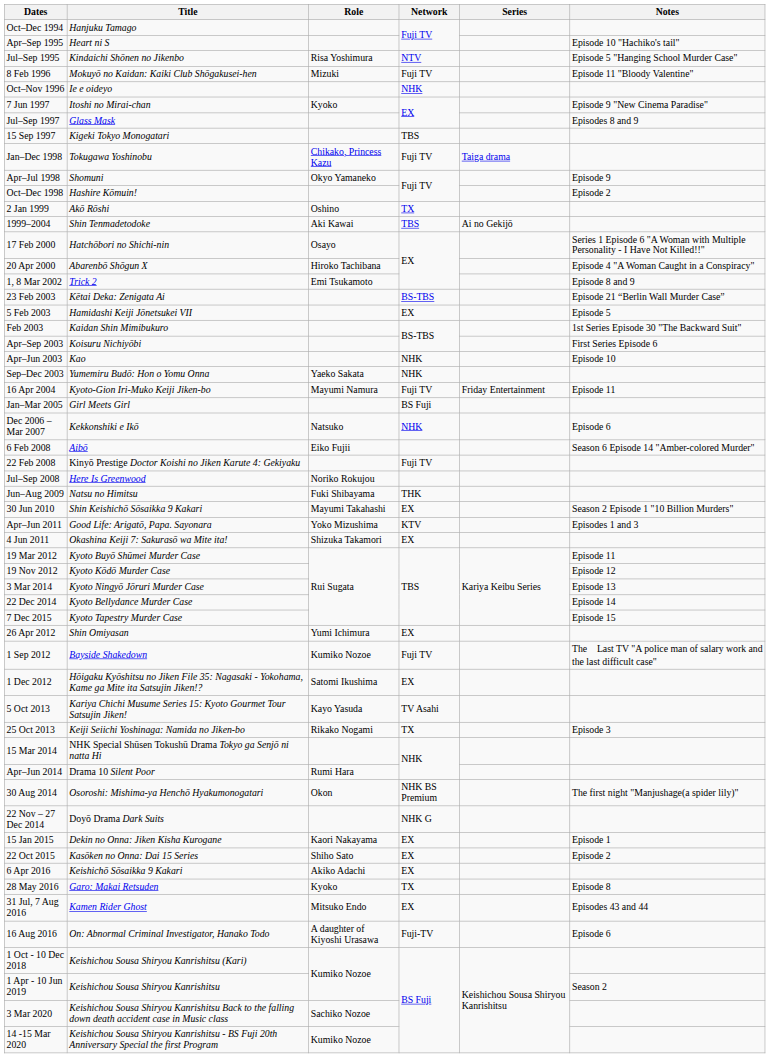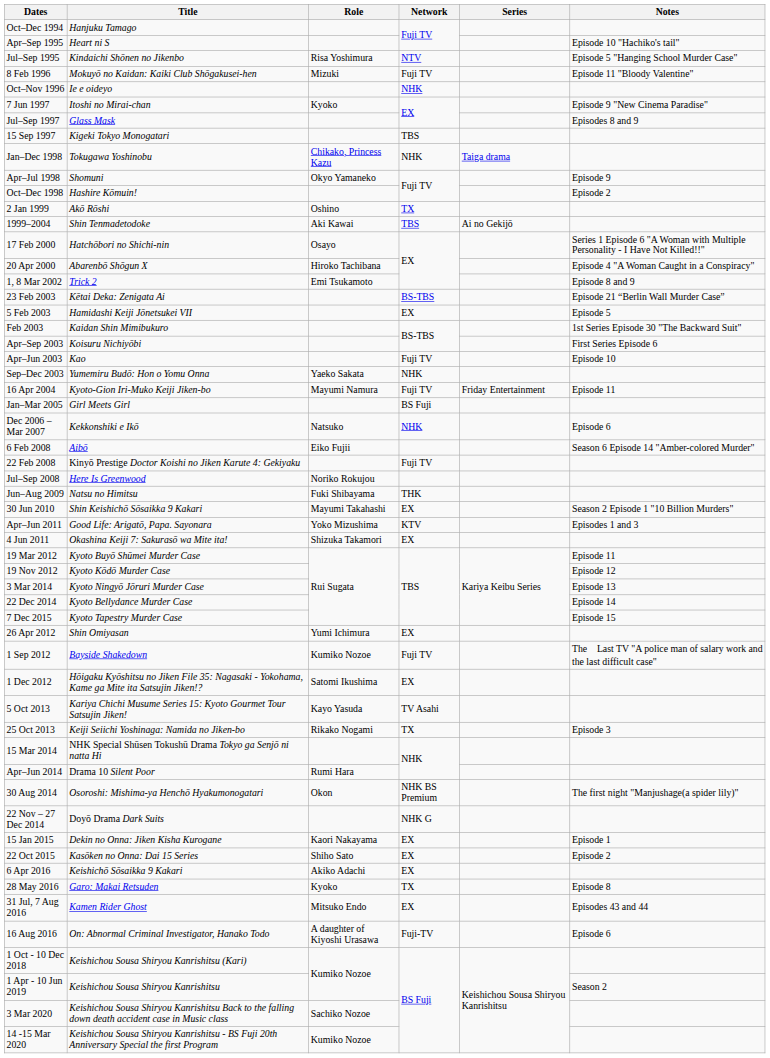(417, 157) Fuji TV -> (412, 157) NHK
(412, 359) NHK -> (417, 359) Fuji TV
